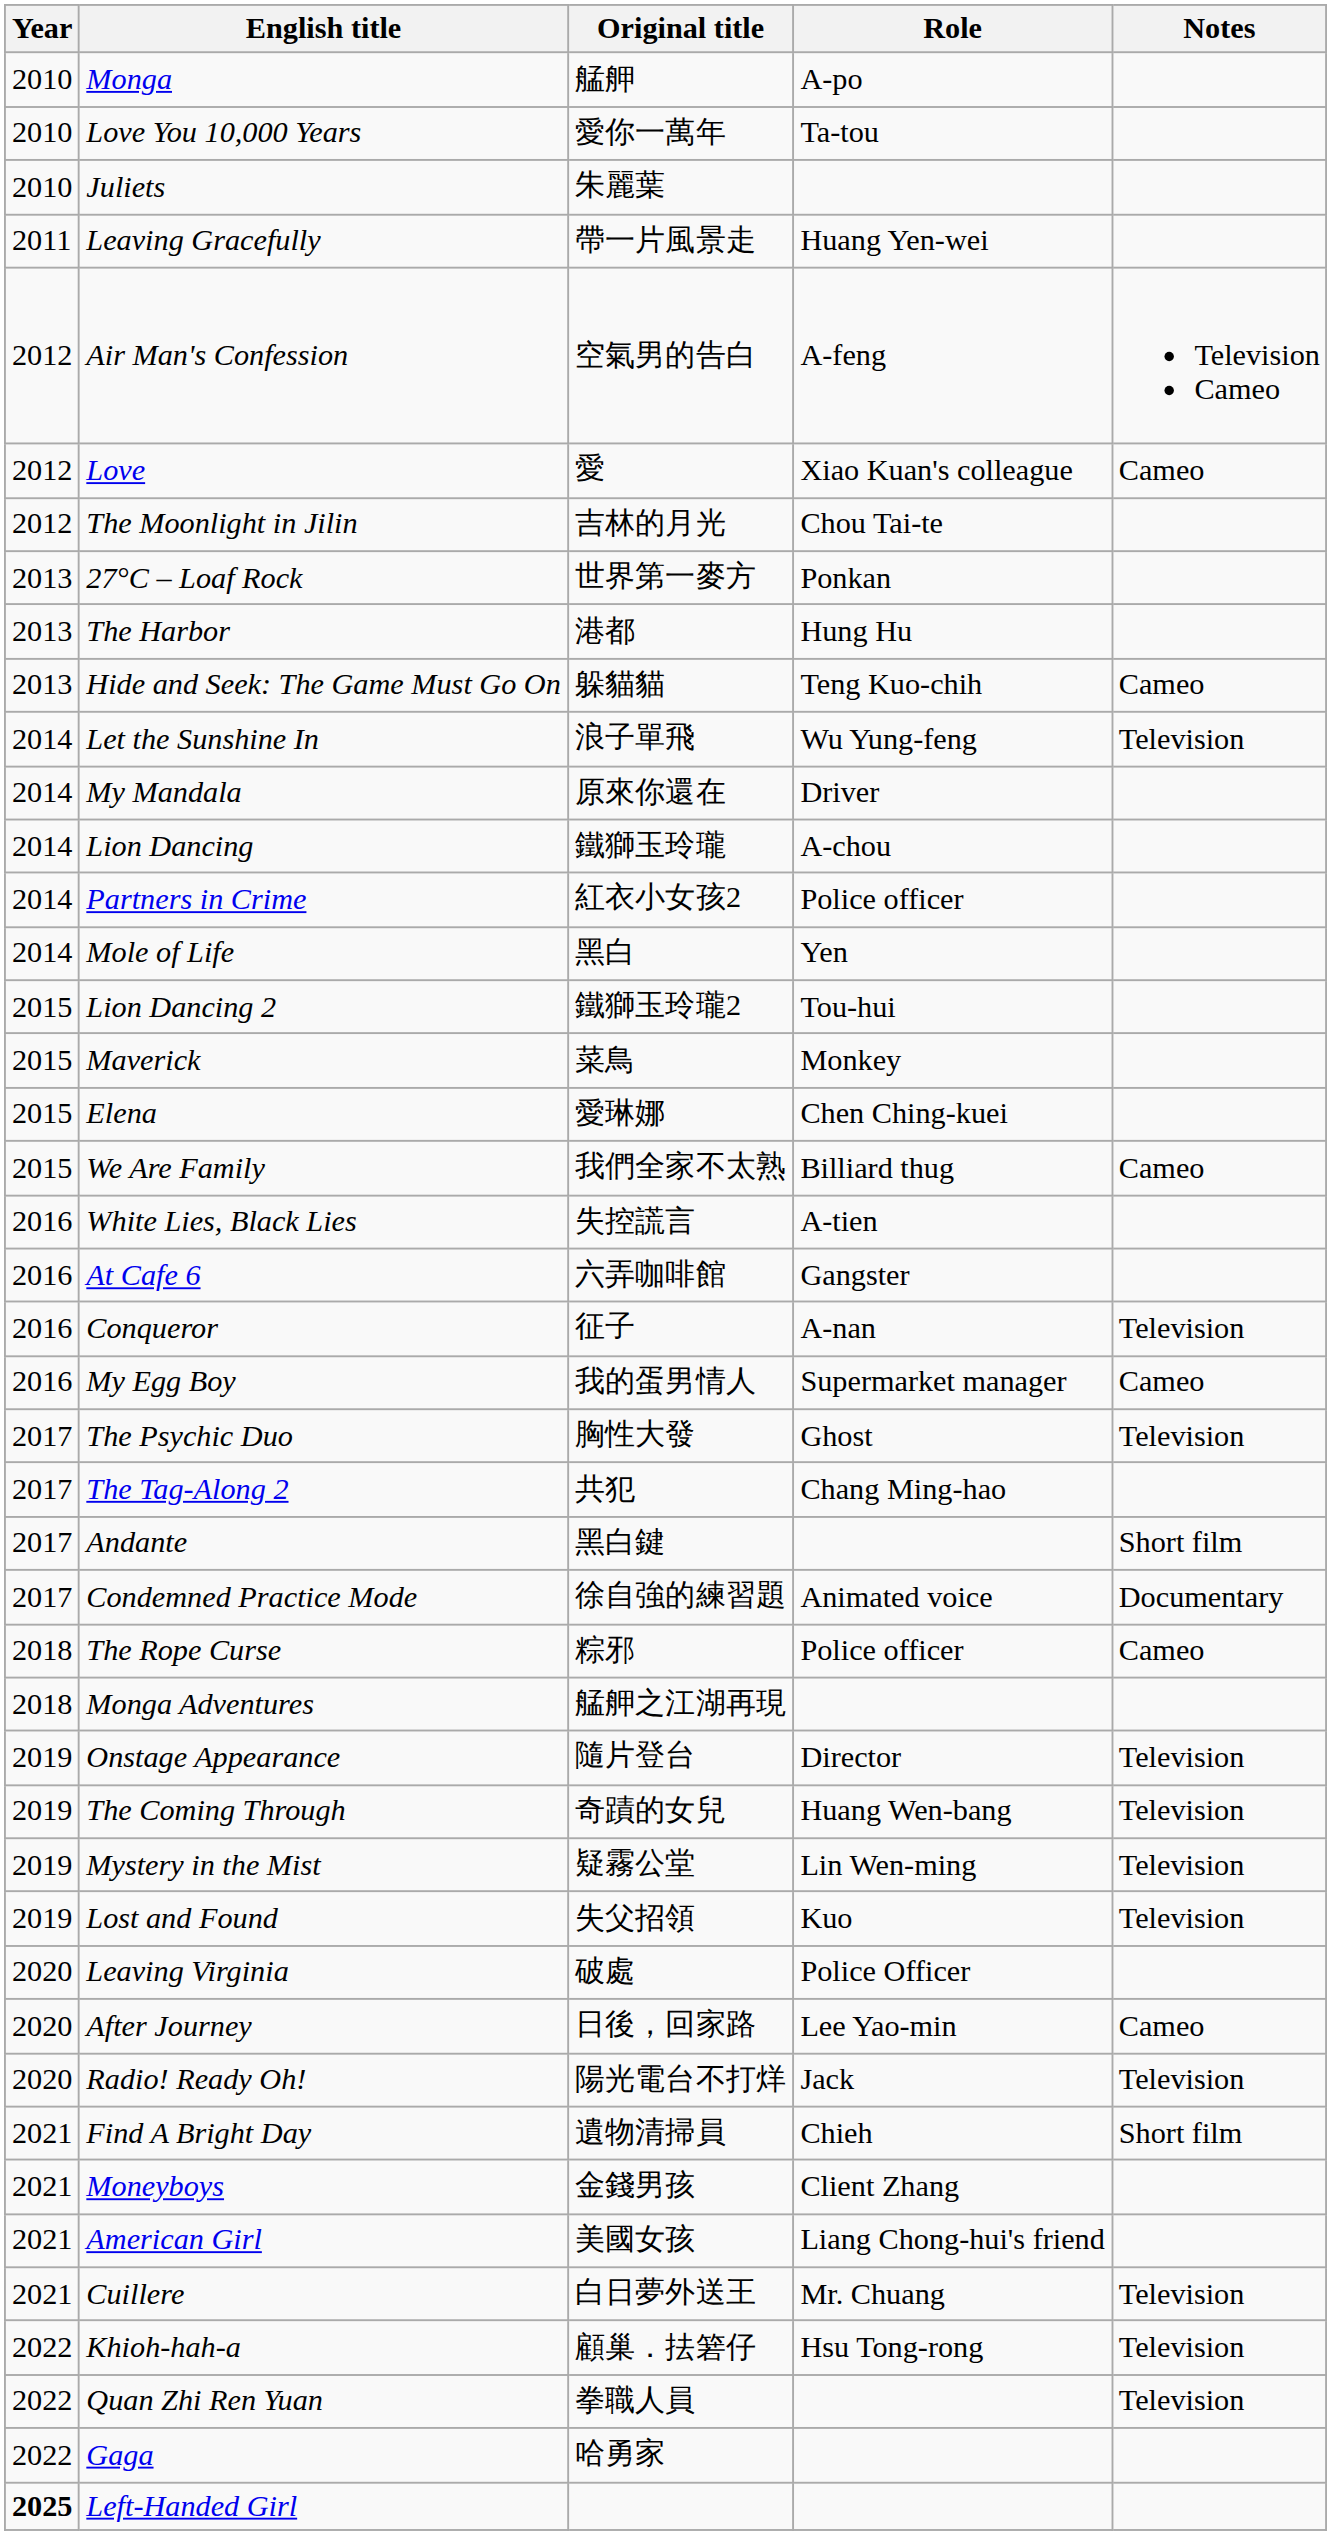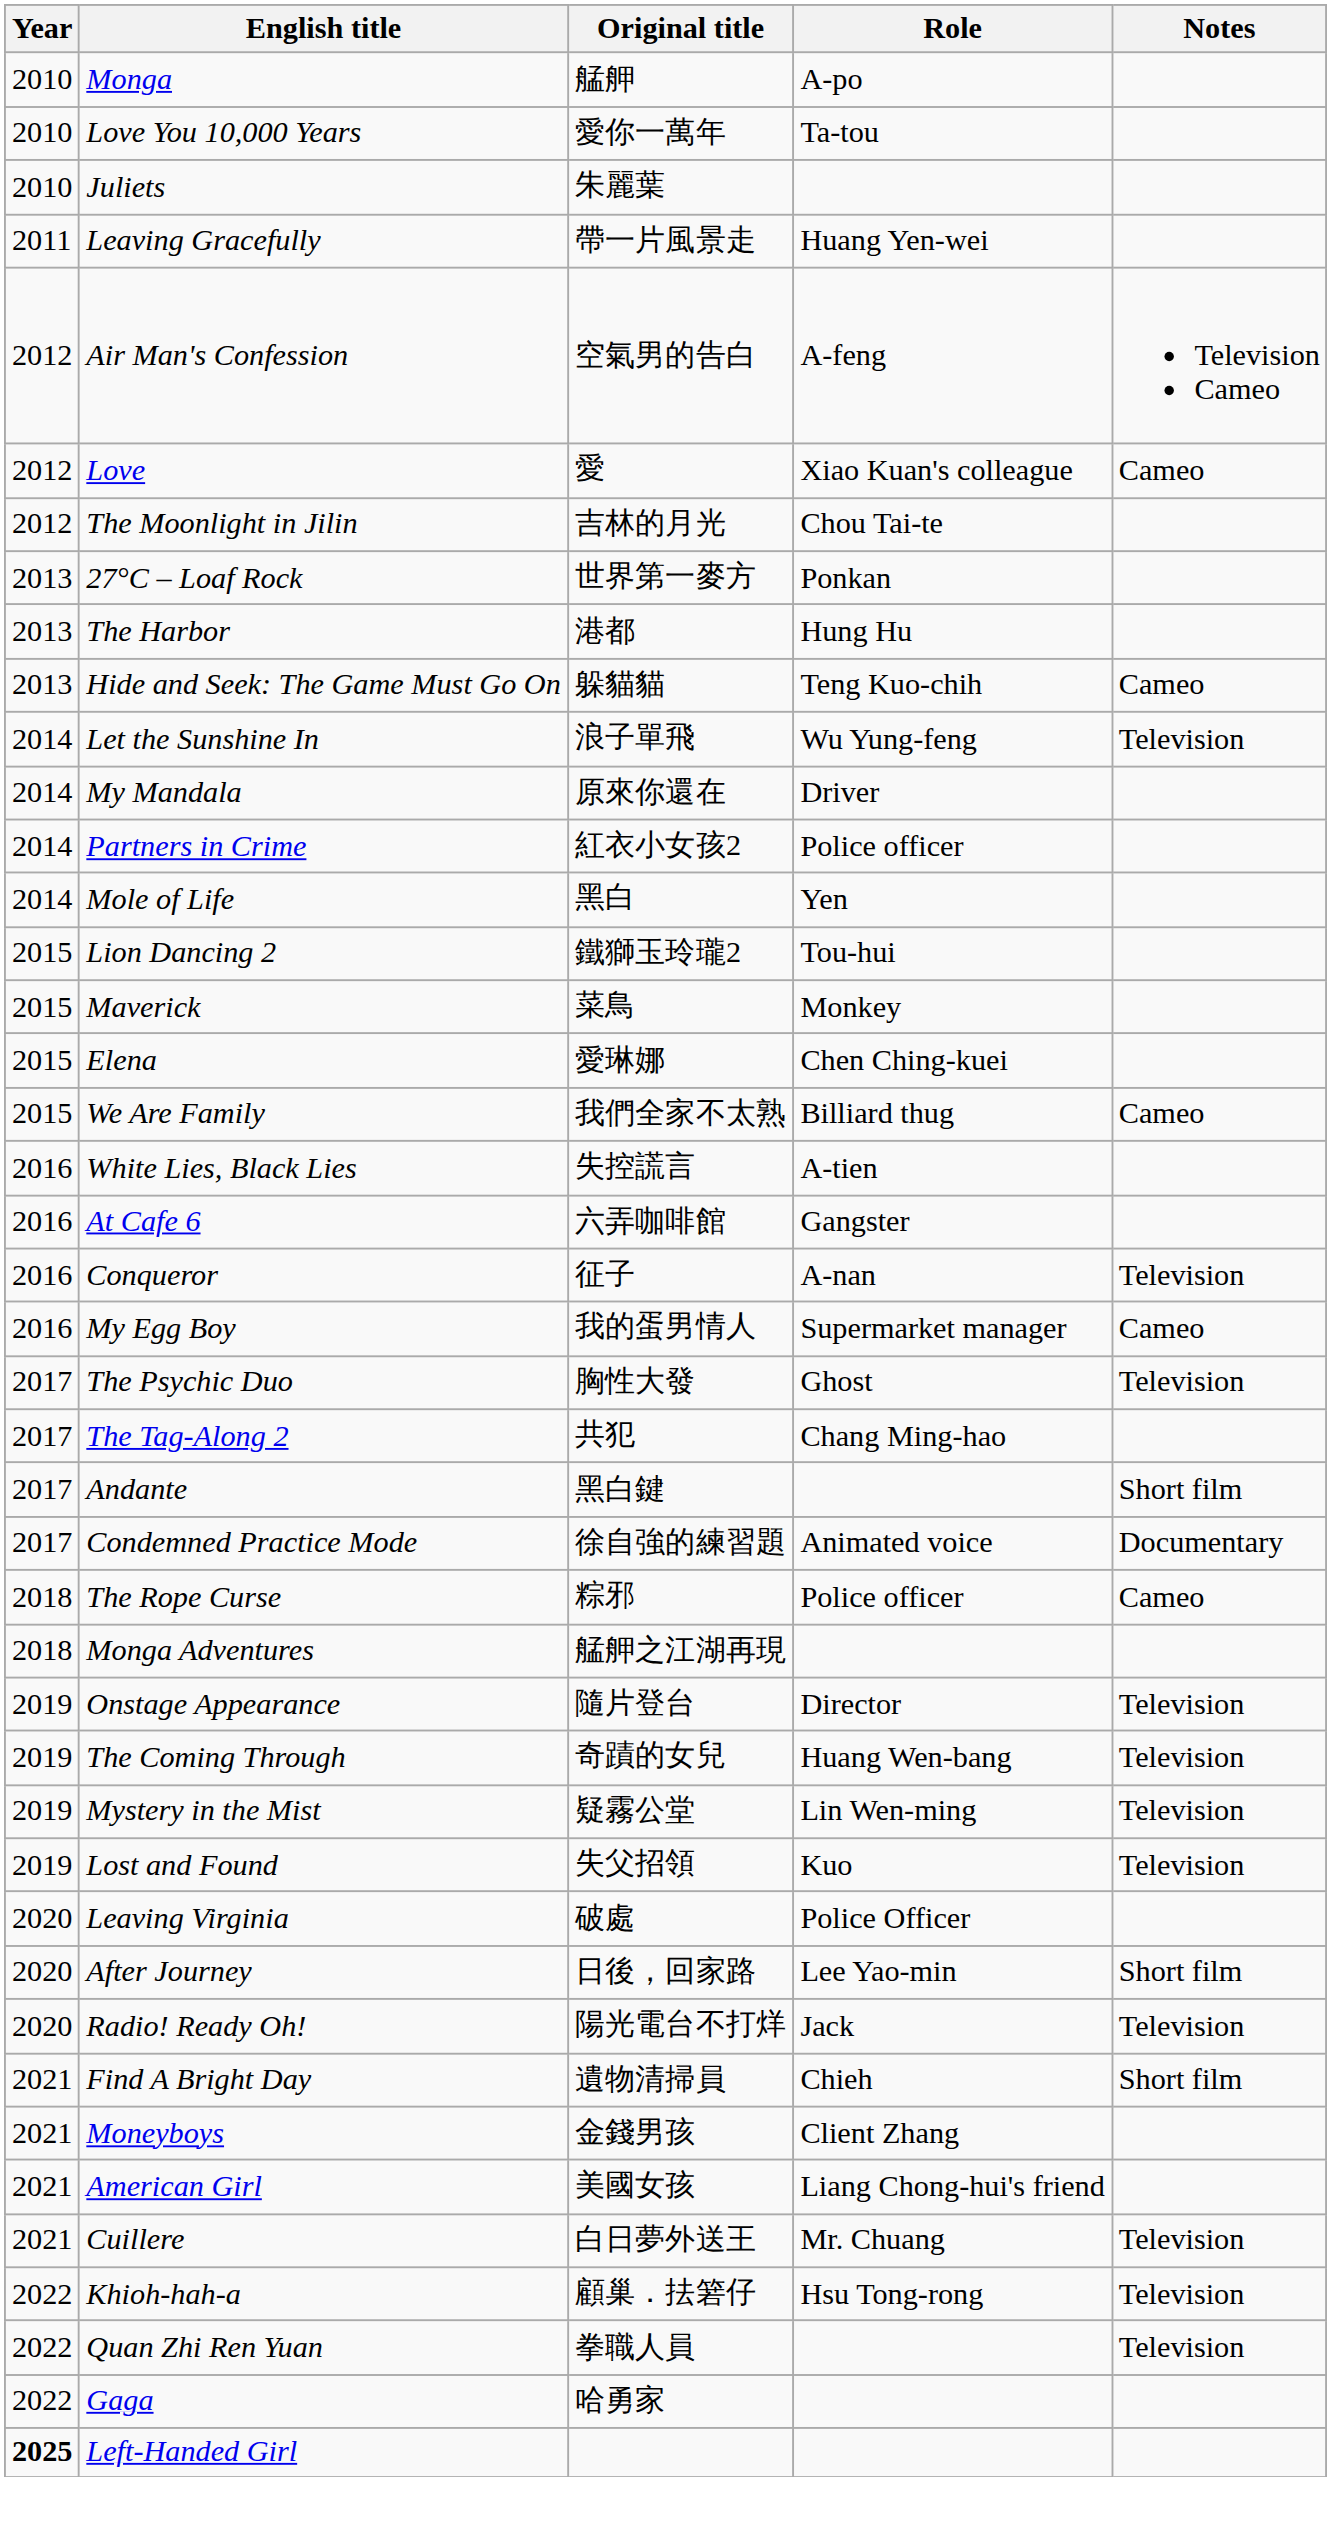- row: (170, 845)
(1162, 2025) Cameo -> (1181, 1971) Short film
